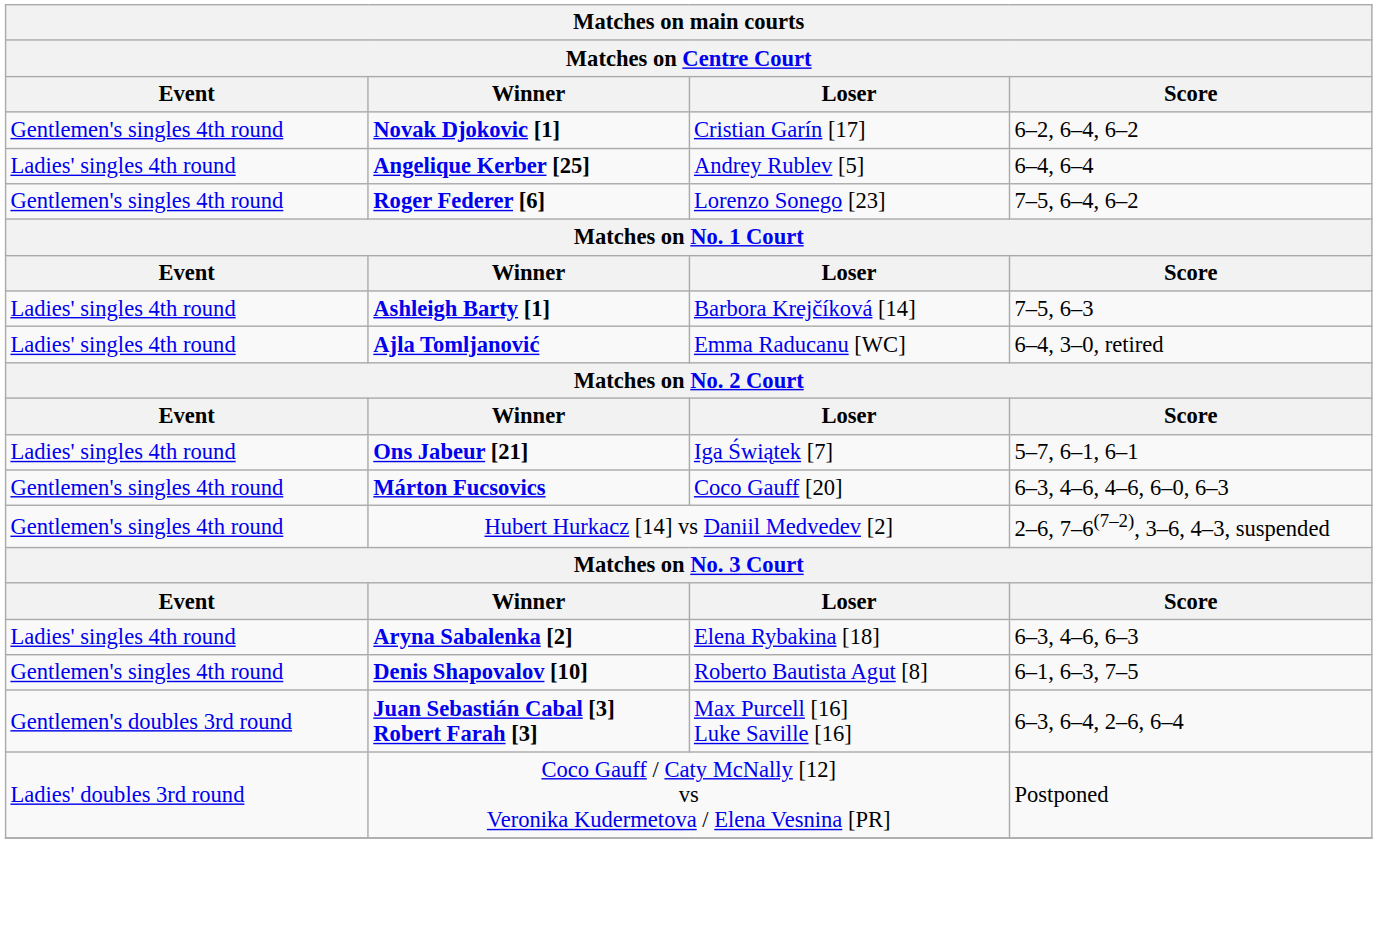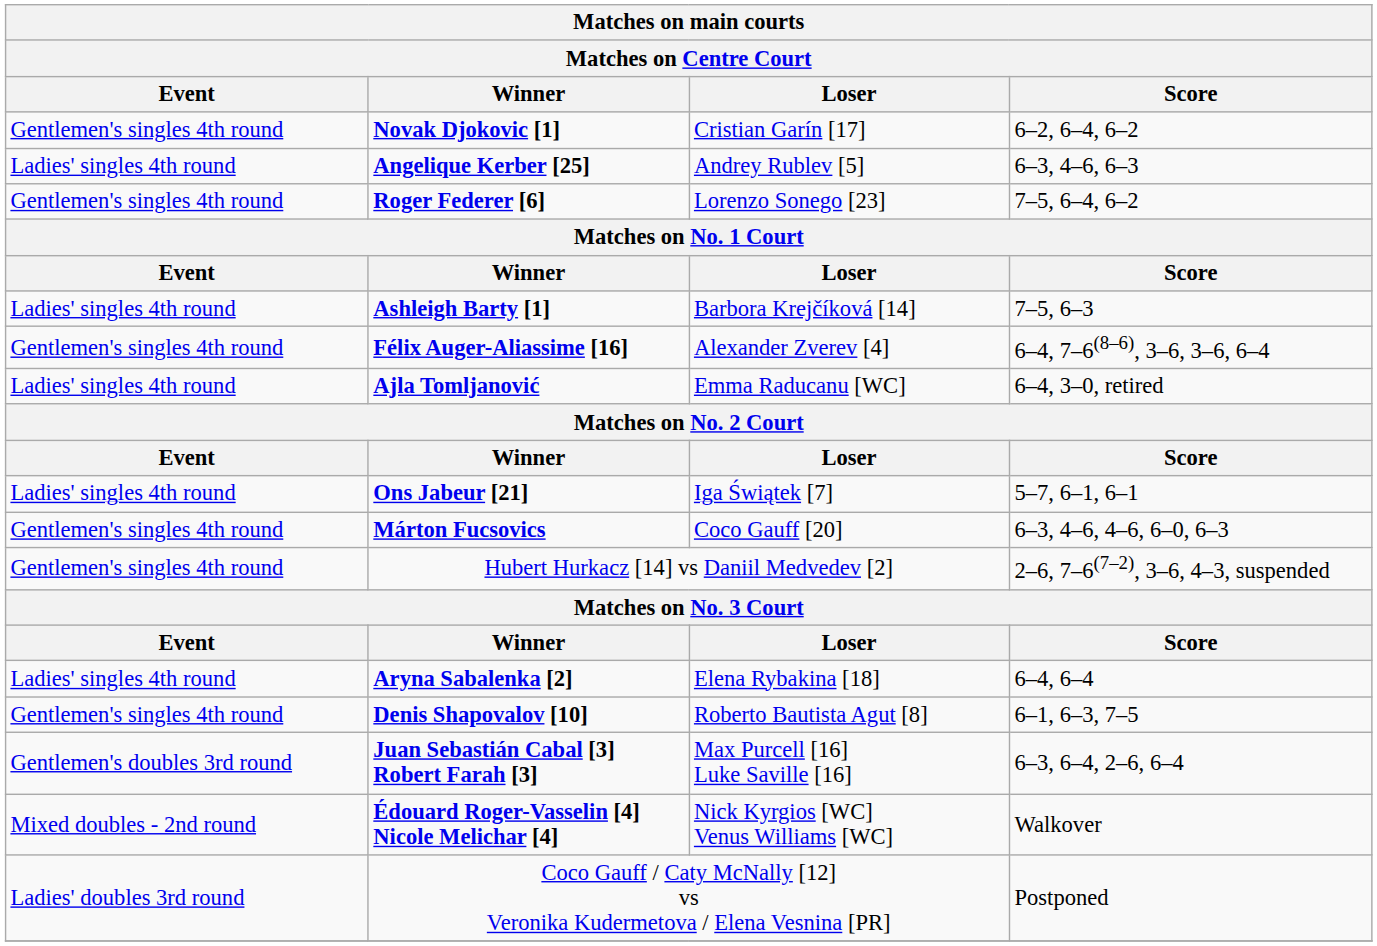(1054, 165) 6–4, 6–4 -> (1077, 165) 6–3, 4–6, 6–3
+ row: (501, 347)
(1077, 636) 6–3, 4–6, 6–3 -> (1054, 678) 6–4, 6–4
+ row: (507, 824)
